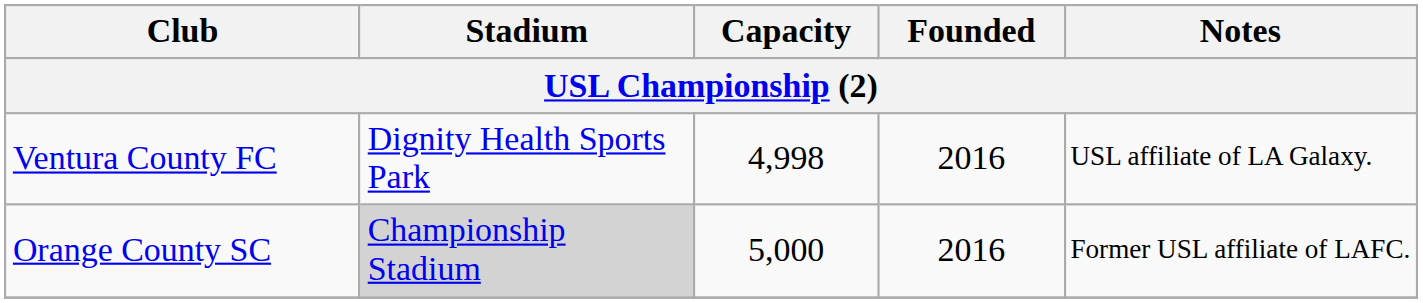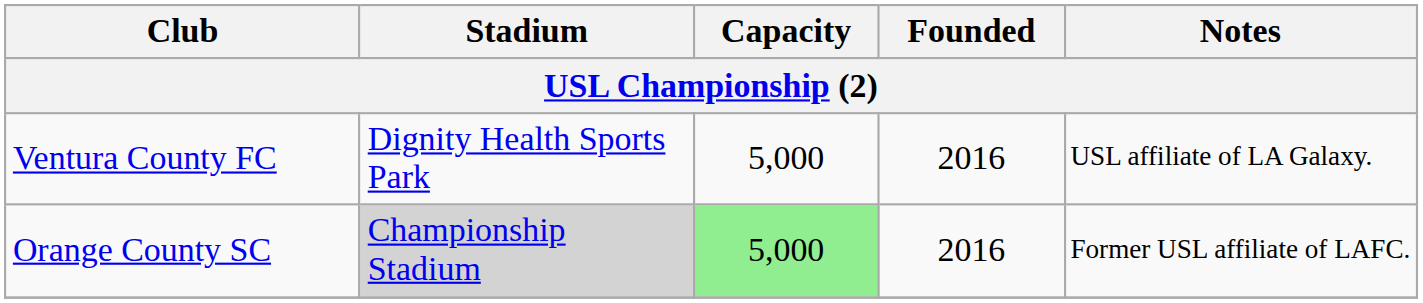(786, 158) 4,998 -> (786, 158) 5,000
(786, 250) no background -> (786, 250) lightgreen background
